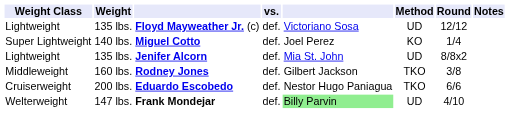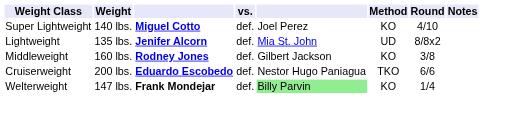- row: (197, 26)
(454, 41) 1/4 -> (428, 26) 4/10
(415, 71) TKO -> (388, 56) KO
(415, 101) UD -> (388, 86) KO
(454, 101) 4/10 -> (428, 86) 1/4
